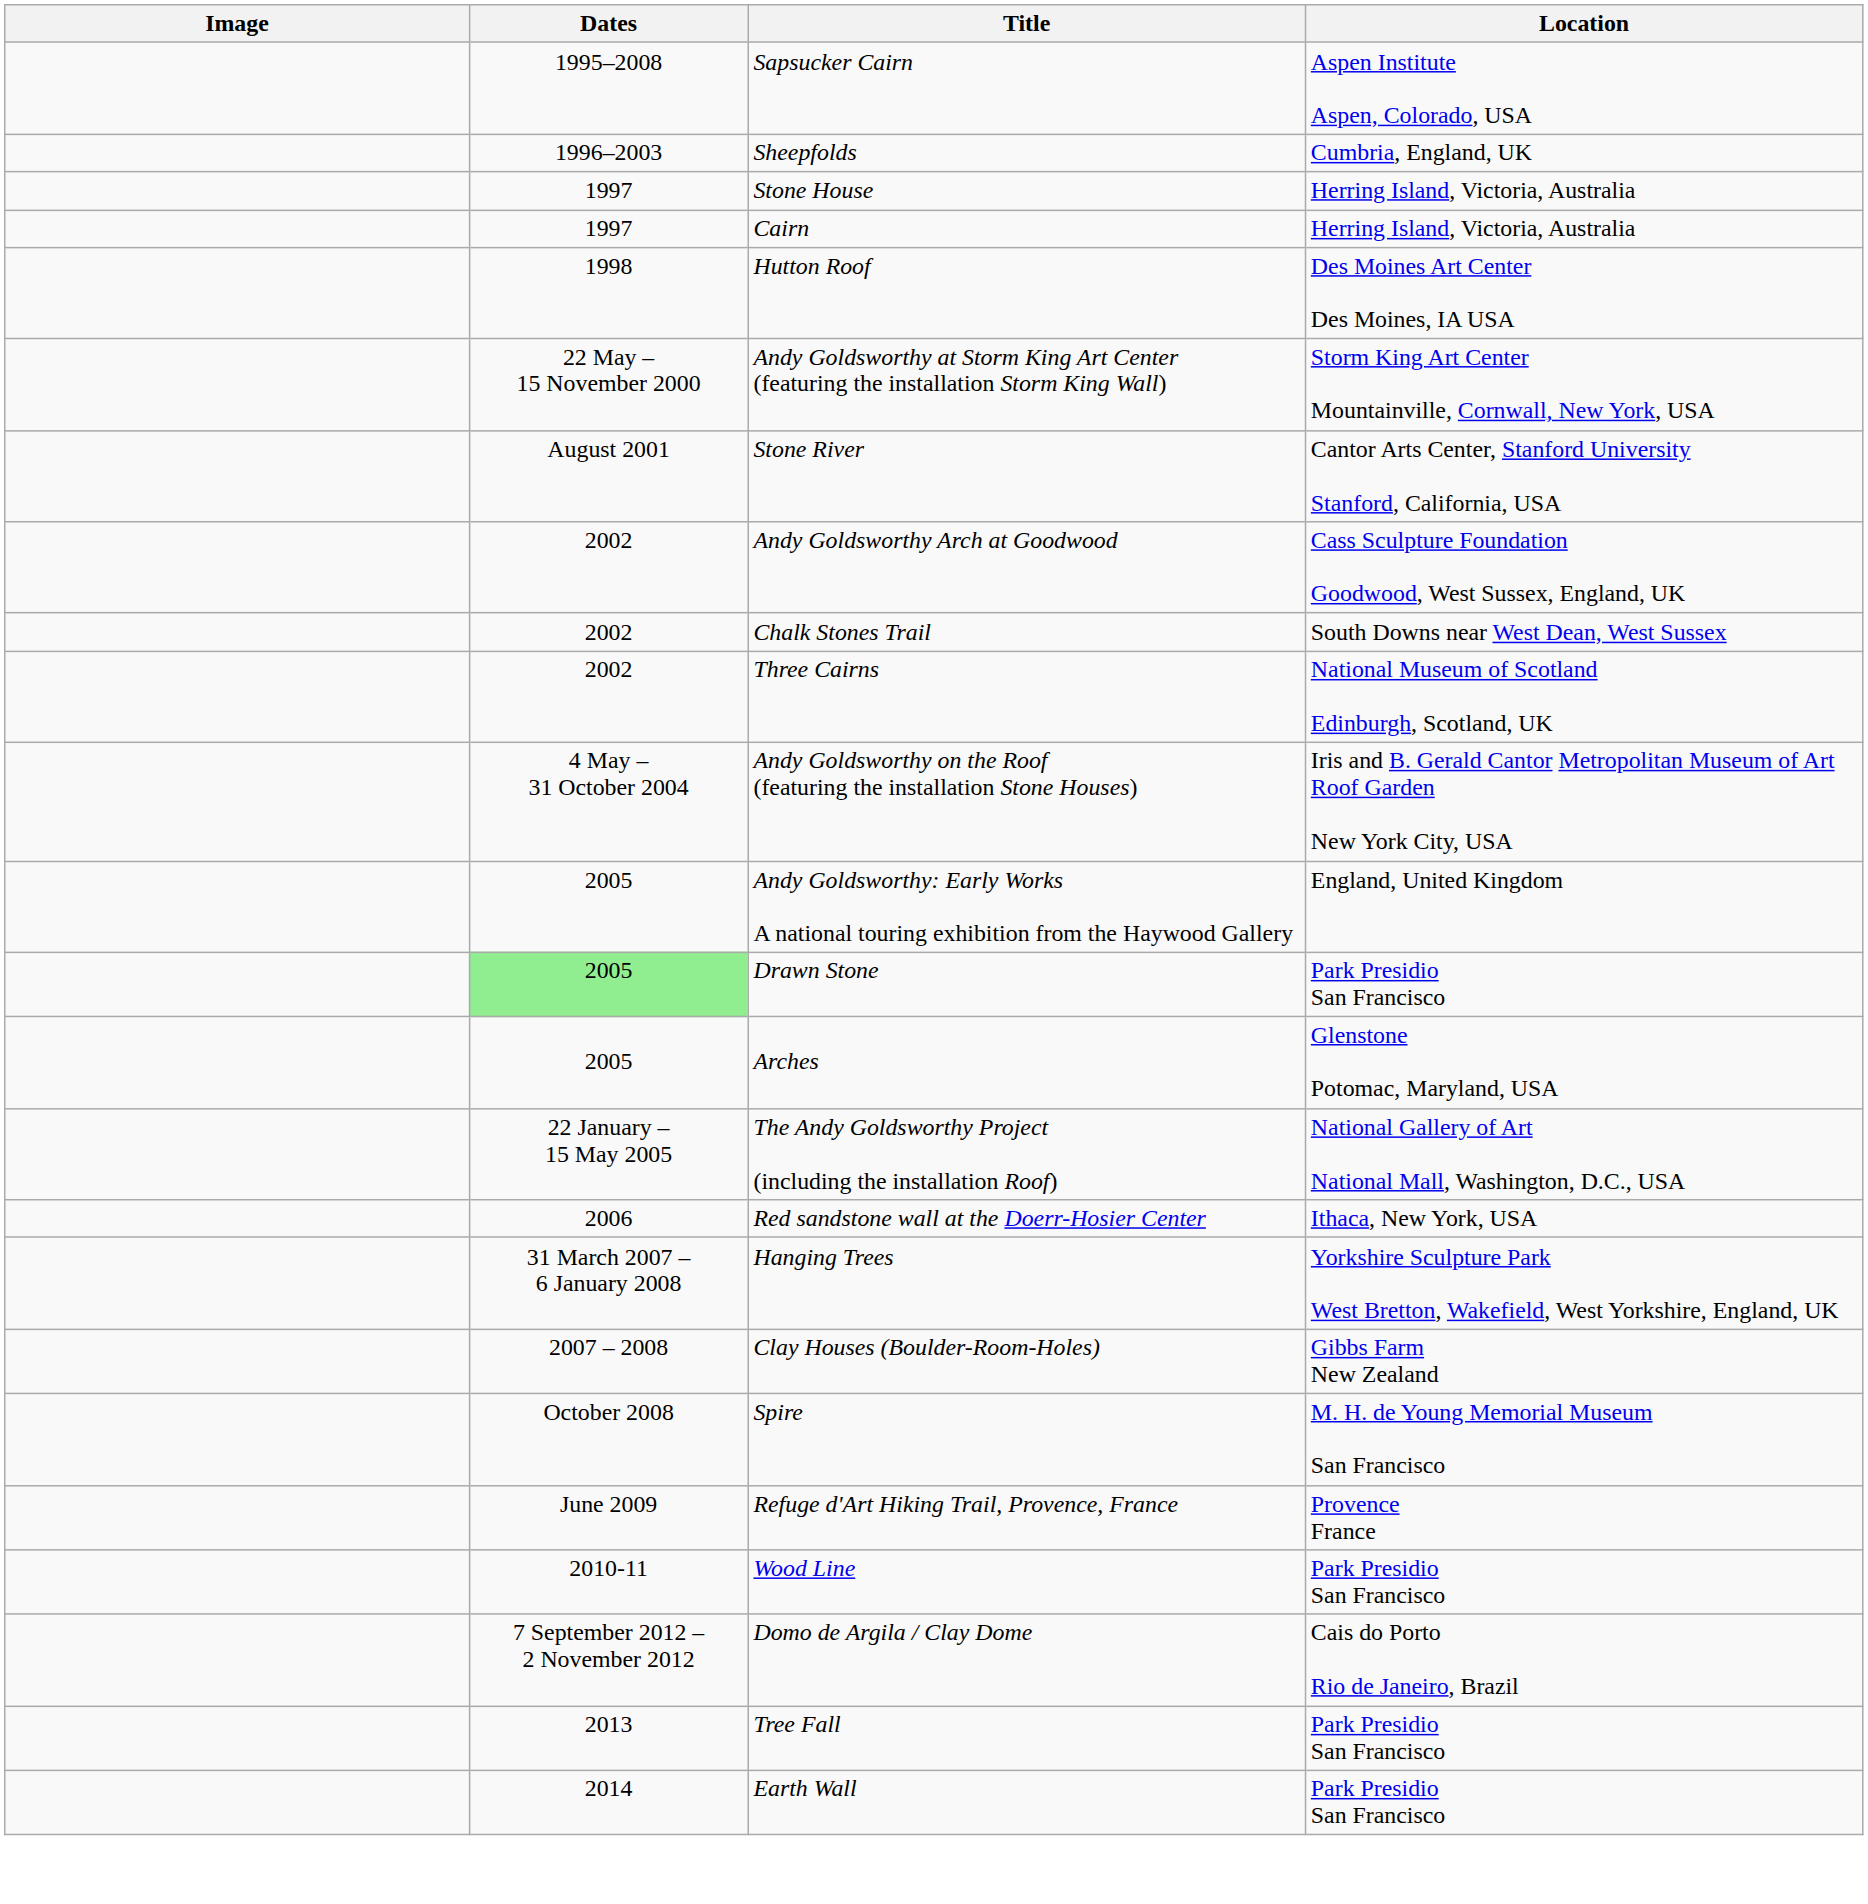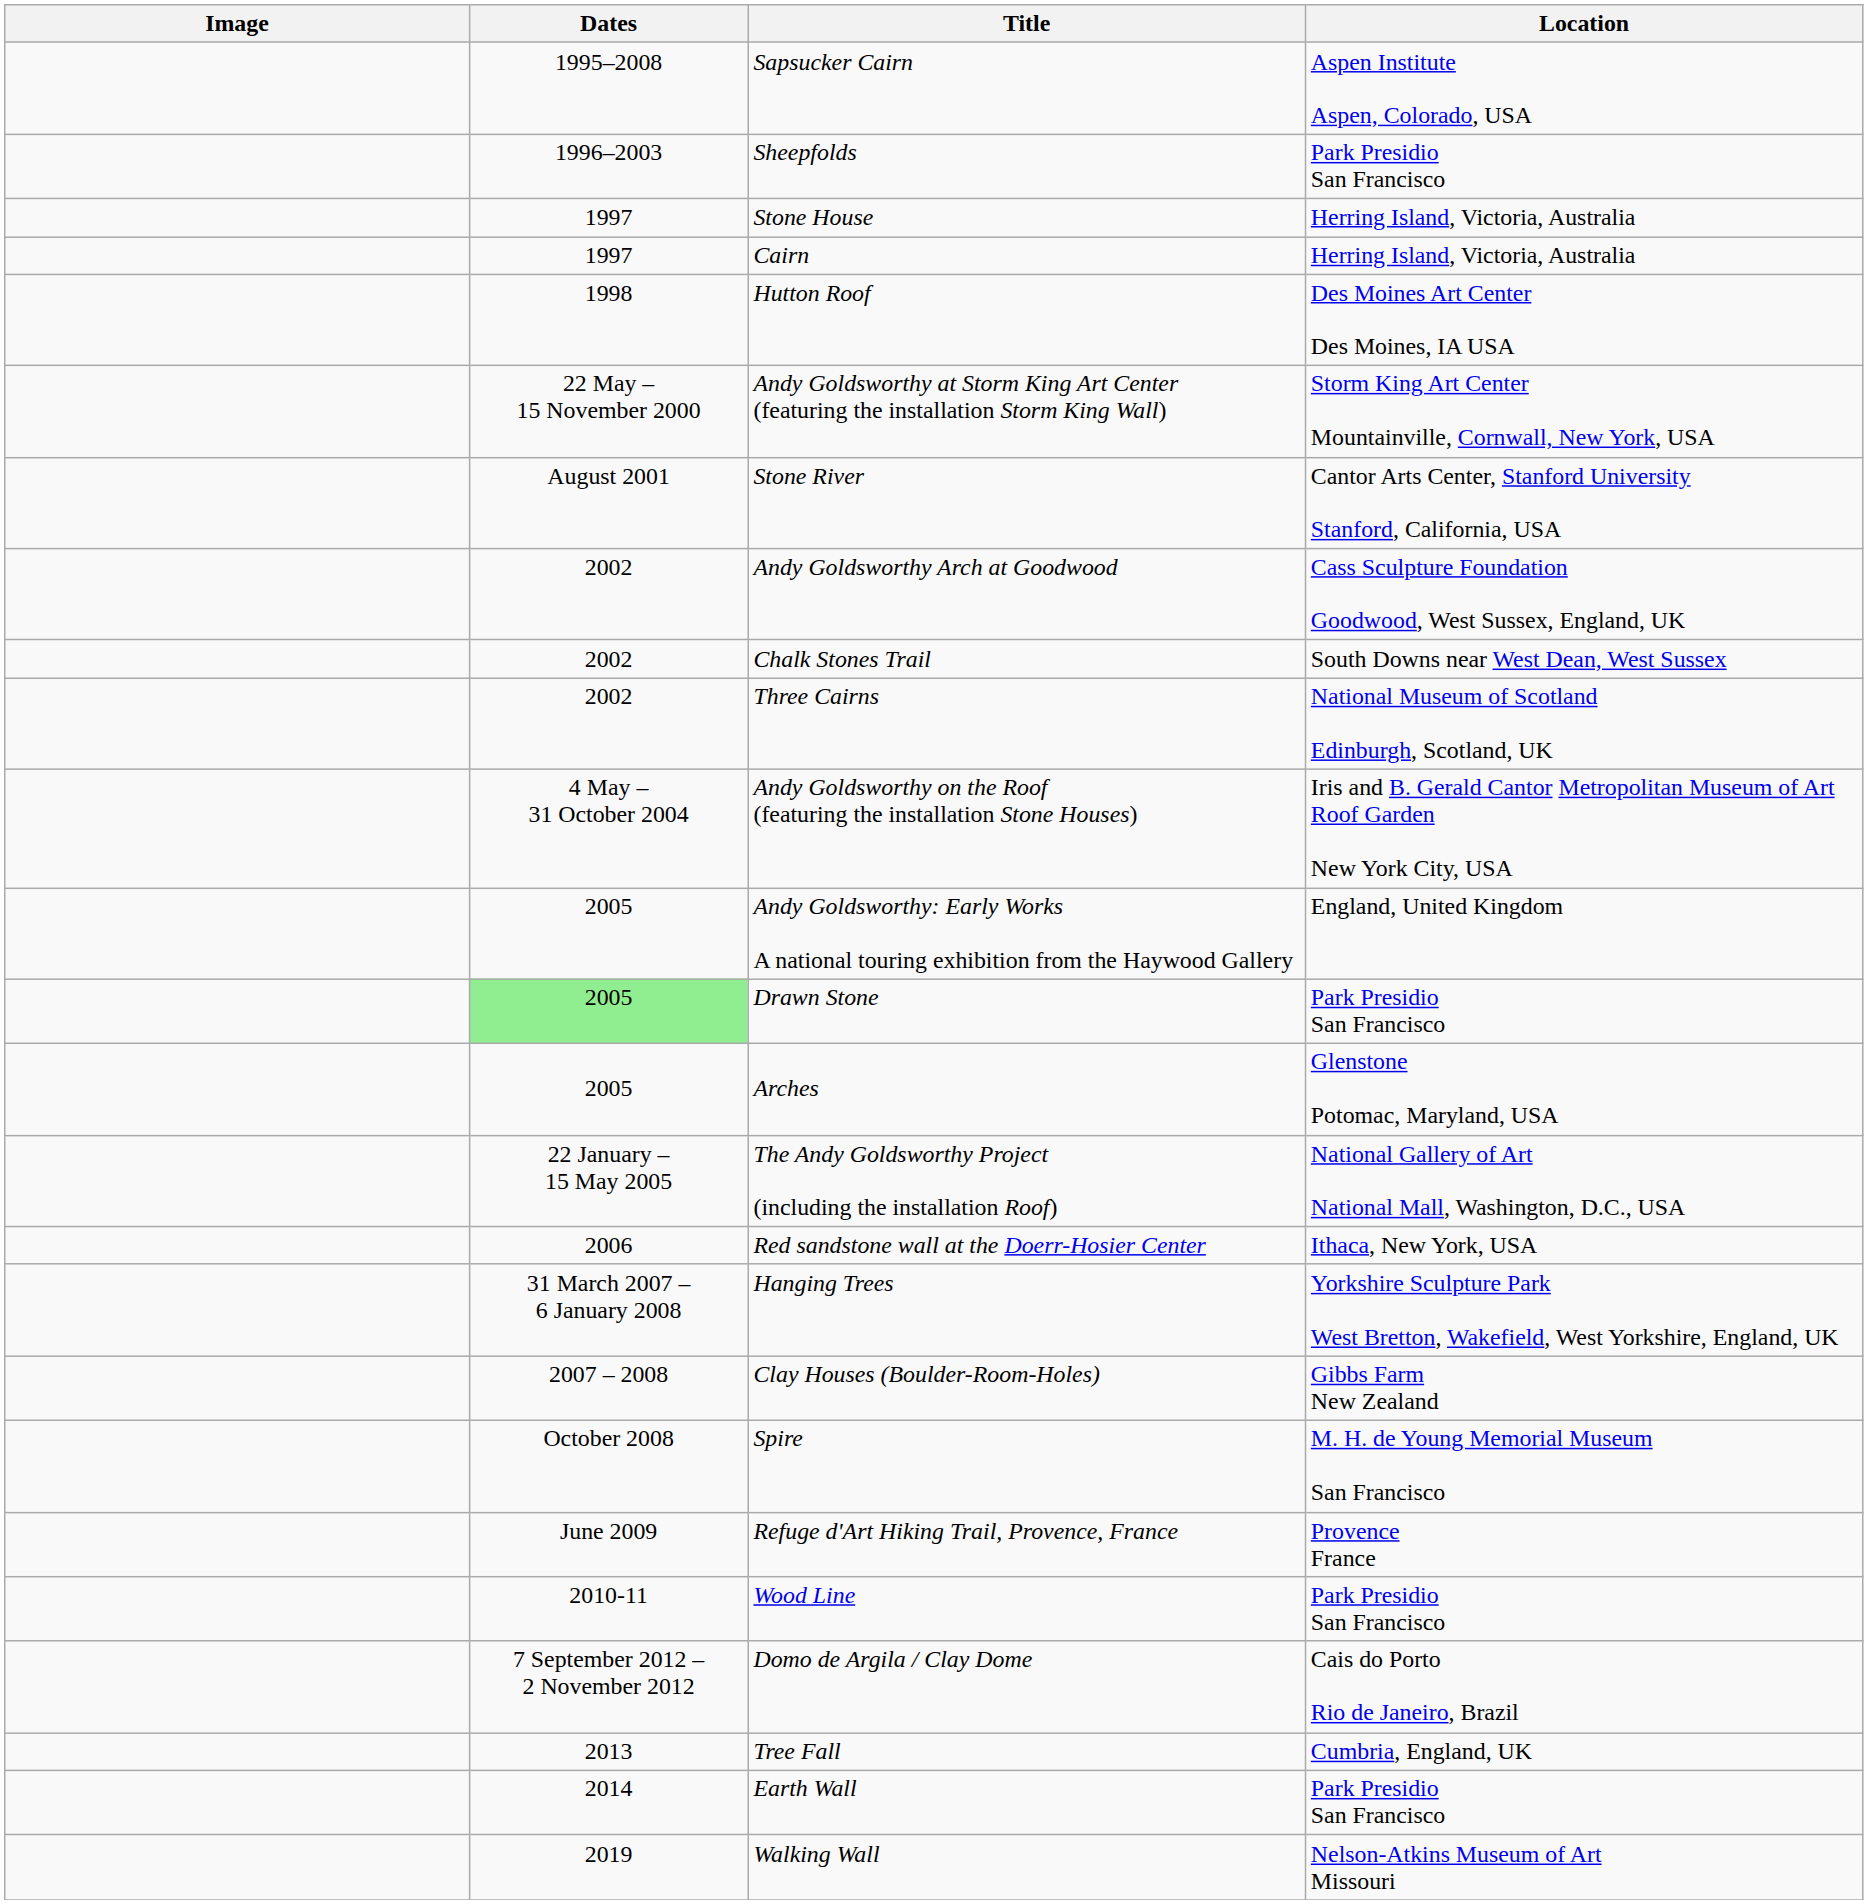(1421, 152) Cumbria, England, UK -> (1378, 166) Park Presidio San Francisco
(1378, 1737) Park Presidio San Francisco -> (1421, 1751) Cumbria, England, UK
+ row: (816, 1853)
